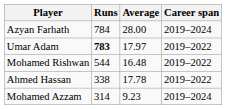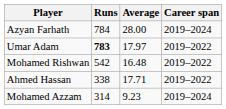(102, 63) 544 -> (102, 63) 542
(134, 79) 17.78 -> (134, 79) 17.71
